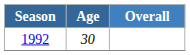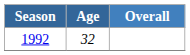(88, 39) 30 -> (88, 39) 32
